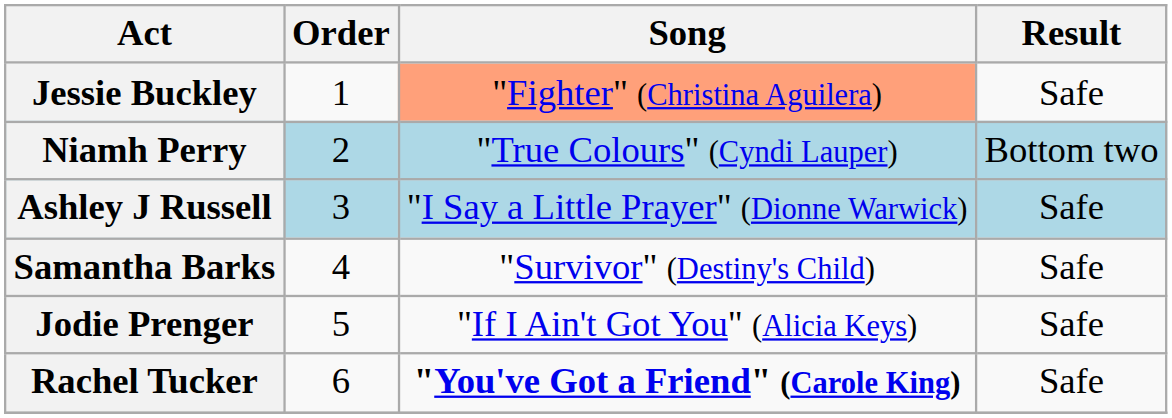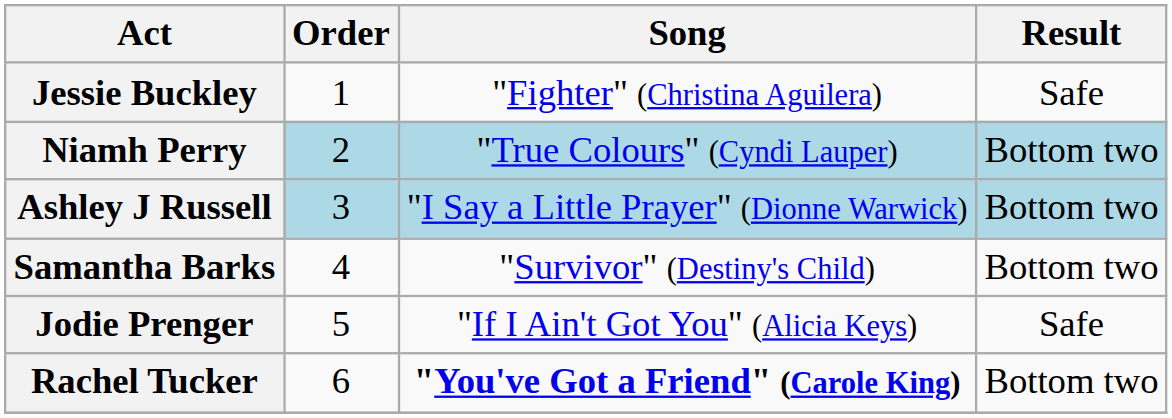(687, 91) lightsalmon background -> (687, 91) no background
(1071, 207) Safe -> (1071, 207) Bottom two
(1071, 265) Safe -> (1071, 265) Bottom two
(1071, 382) Safe -> (1071, 382) Bottom two
